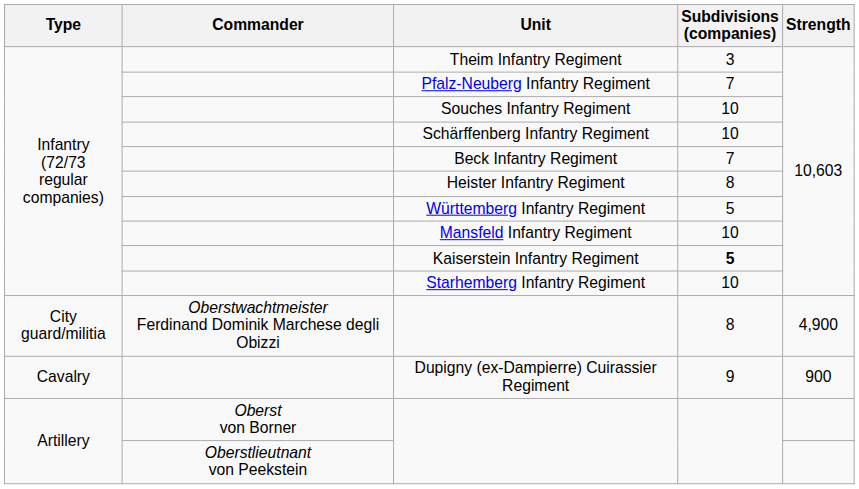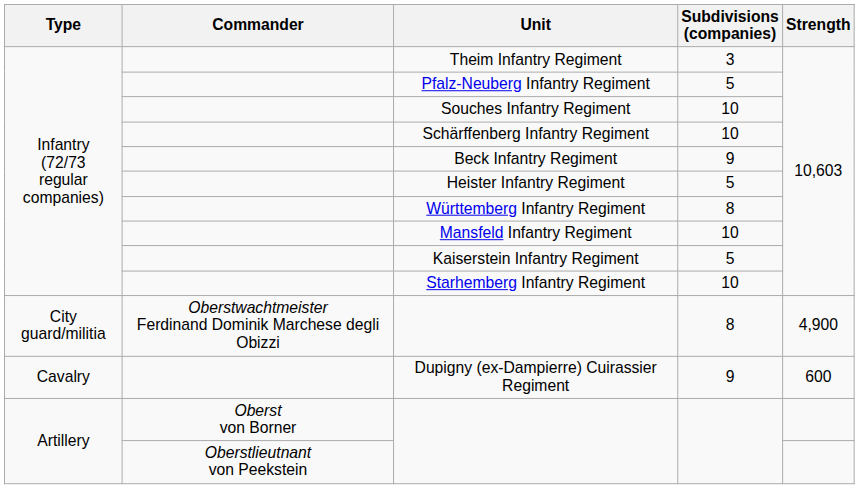(730, 84) 7 -> (730, 84) 5
(730, 158) 7 -> (730, 158) 9
(730, 183) 8 -> (730, 183) 5
(730, 208) 5 -> (730, 208) 8
(730, 258) bold -> (730, 258) normal
(818, 377) 900 -> (818, 377) 600
